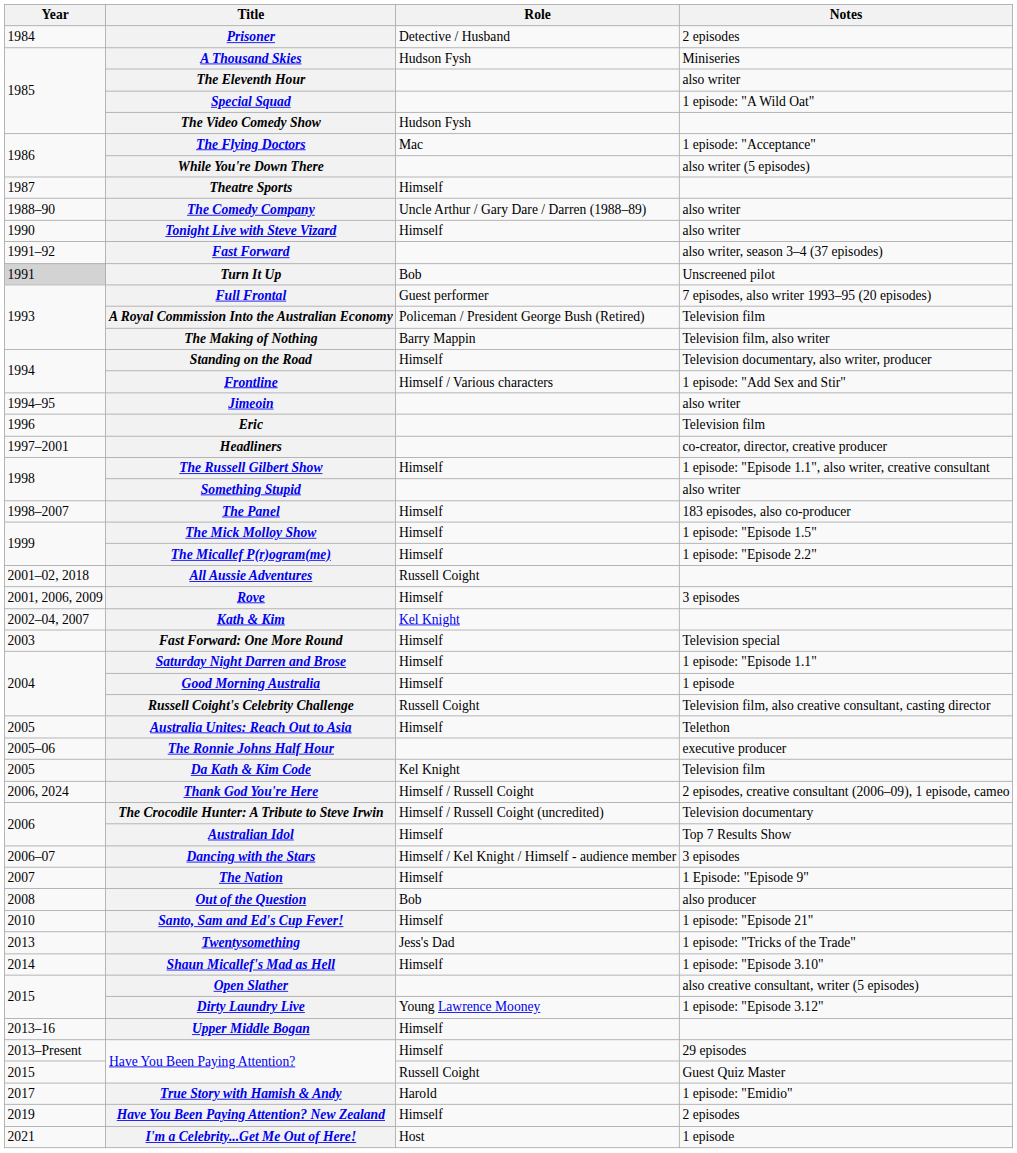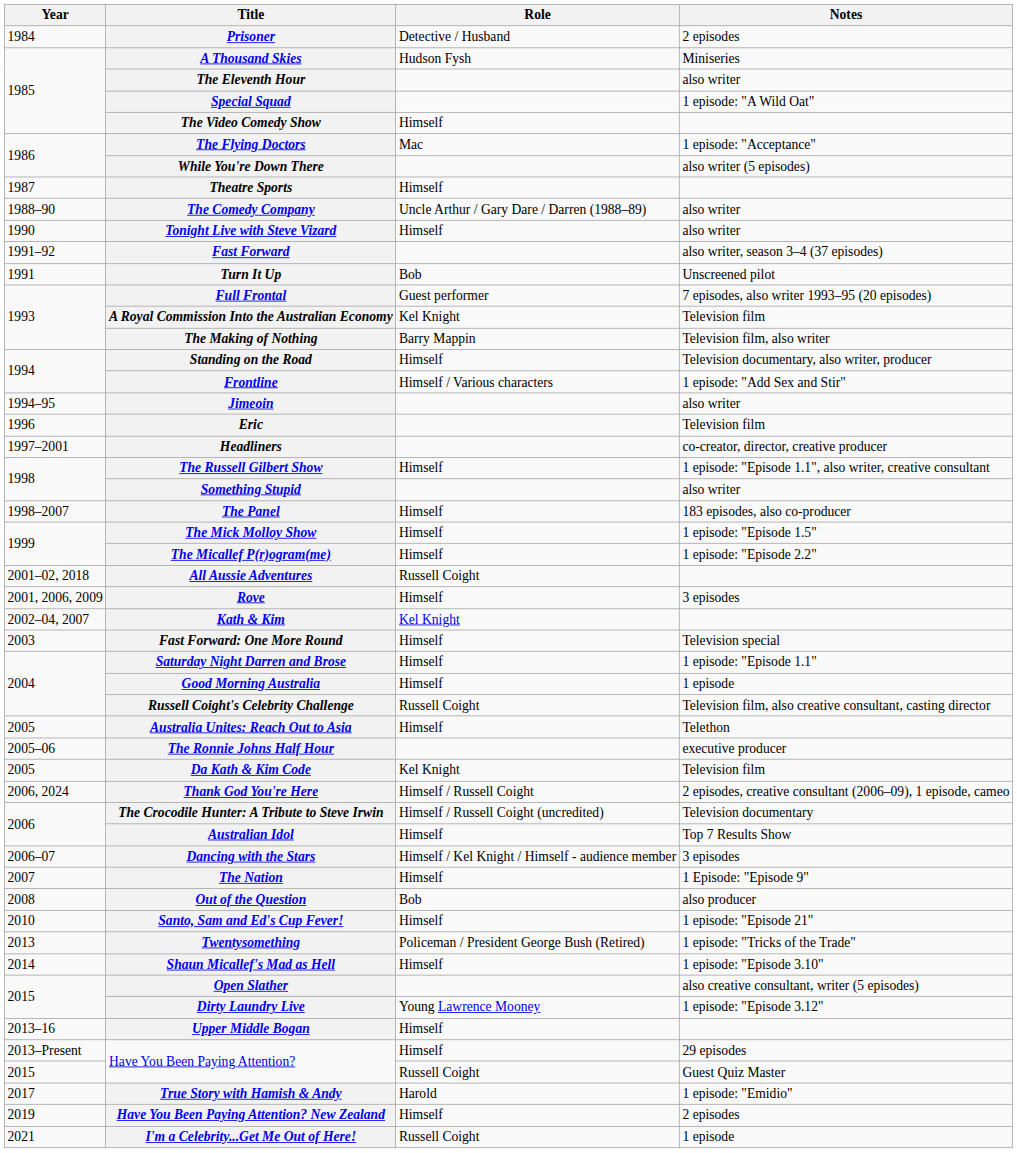(435, 123) Hudson Fysh -> (421, 123) Himself
(21, 274) lightgrey background -> (21, 274) no background
(522, 317) Policeman / President George Bush (Retired) -> (429, 317) Kel Knight
(427, 942) Jess's Dad -> (522, 942) Policeman / President George Bush (Retired)
(412, 1136) Host -> (439, 1136) Russell Coight
